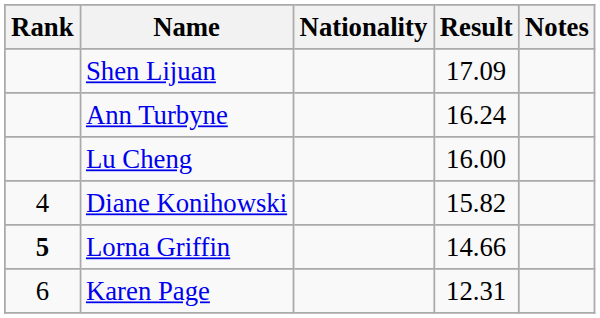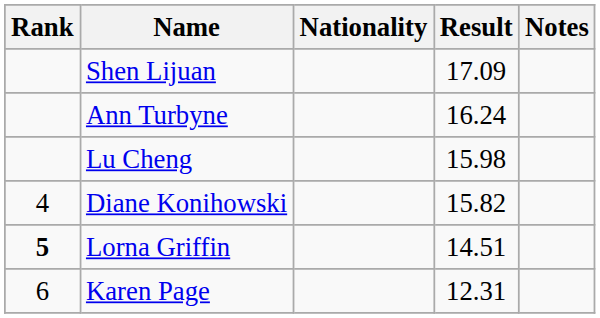(476, 159) 16.00 -> (476, 159) 15.98
(476, 247) 14.66 -> (476, 247) 14.51
